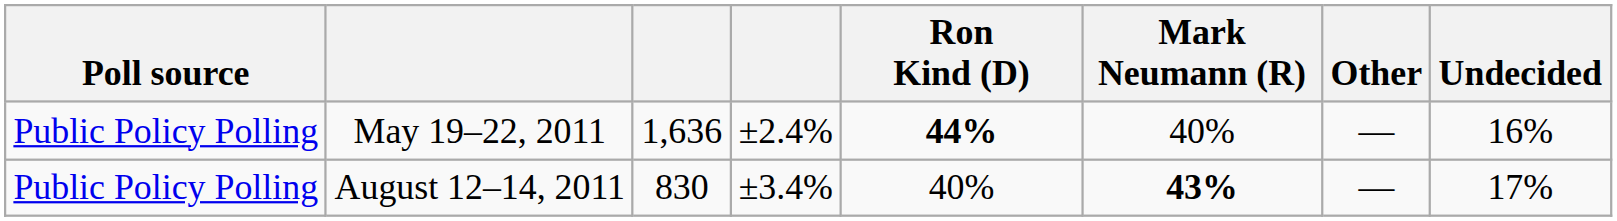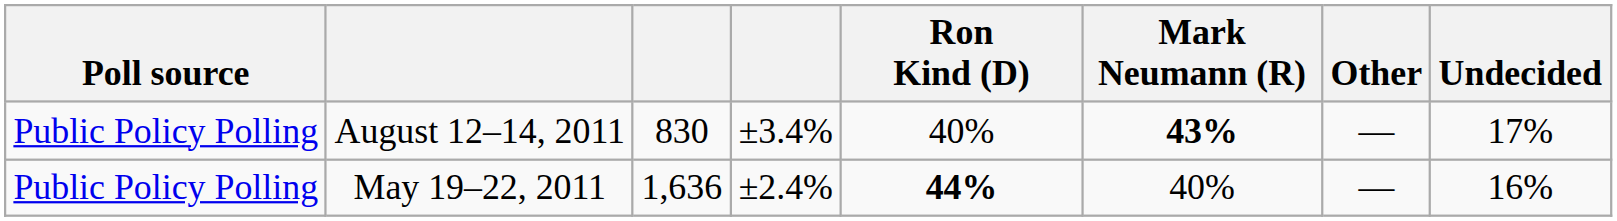rows swapped: (480, 130) <-> (480, 186)
